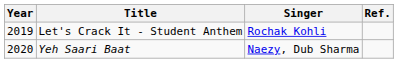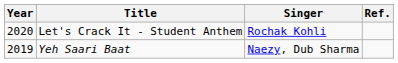(20, 31) 2019 -> (20, 31) 2020
(20, 49) 2020 -> (20, 49) 2019
